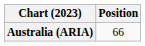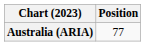(118, 31) 66 -> (118, 31) 77
